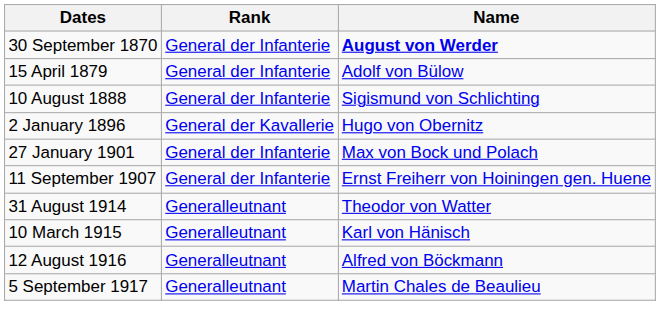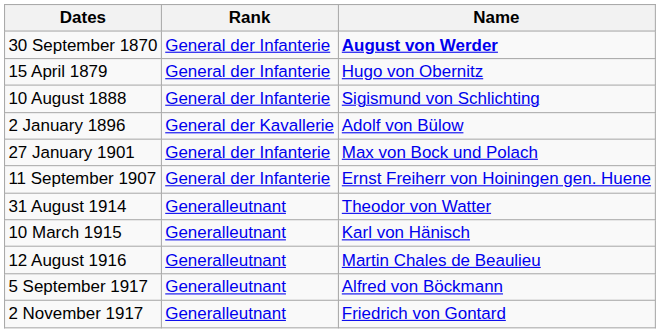(403, 71) Adolf von Bülow -> (413, 71) Hugo von Obernitz
(413, 125) Hugo von Obernitz -> (403, 125) Adolf von Bülow
(422, 260) Alfred von Böckmann -> (441, 260) Martin Chales de Beaulieu
(441, 286) Martin Chales de Beaulieu -> (422, 286) Alfred von Böckmann
+ row: (76, 313)
